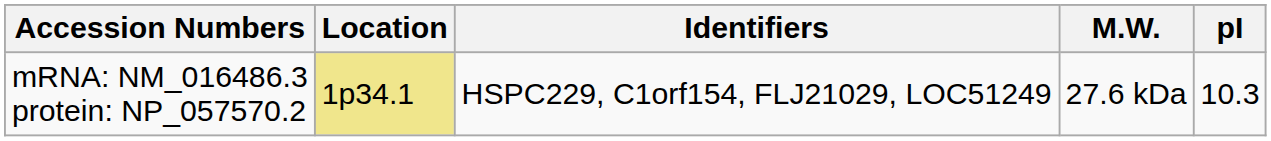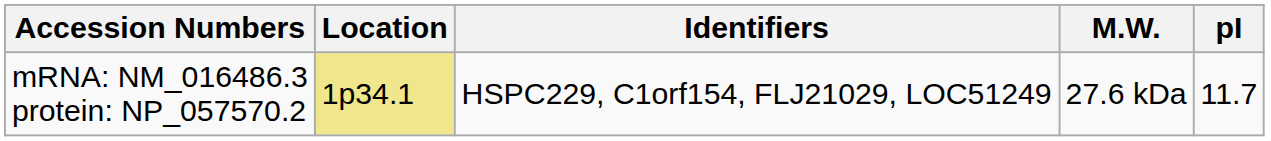(1230, 93) 10.3 -> (1229, 93) 11.7
